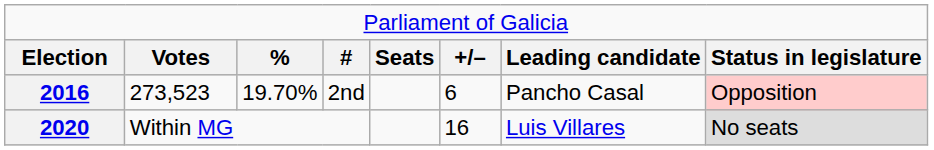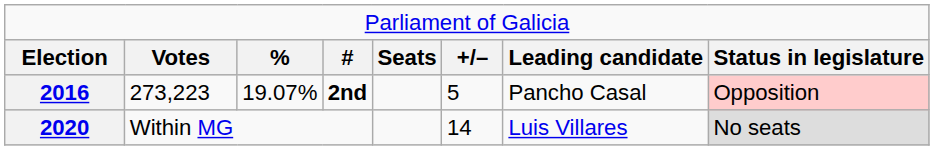(170, 93) 273,523 -> (170, 93) 273,223
(280, 93) 19.70% -> (280, 93) 19.07%
(346, 93) normal -> (347, 93) bold
(451, 93) 6 -> (453, 93) 5
(457, 128) 16 -> (459, 128) 14
